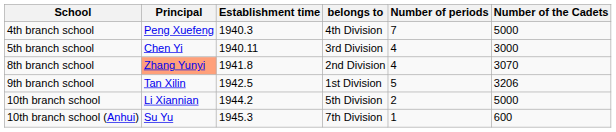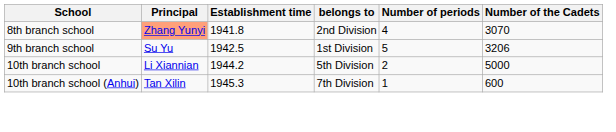- row: (50, 30)
- row: (50, 48)
(165, 83) Tan Xilin -> (159, 48) Su Yu
(159, 118) Su Yu -> (165, 83) Tan Xilin
